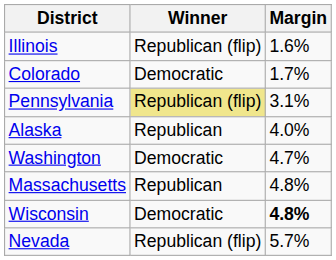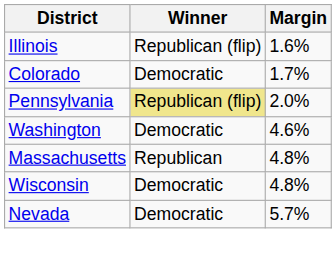(289, 102) 3.1% -> (289, 102) 2.0%
- row: (35, 130)
(289, 158) 4.7% -> (289, 130) 4.6%
(289, 213) bold -> (289, 185) normal
(198, 241) Republican (flip) -> (179, 213) Democratic
